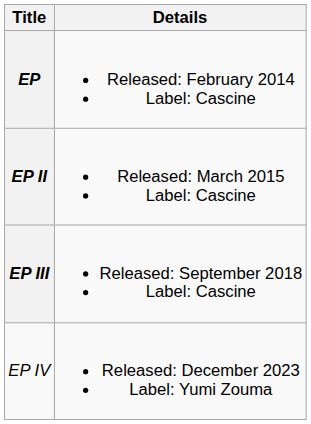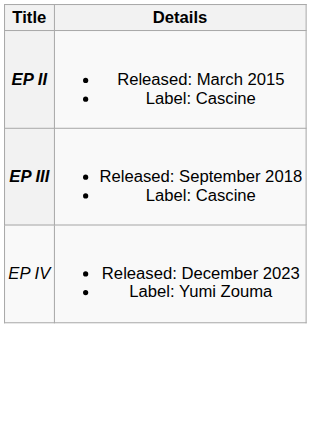- row: (29, 79)
